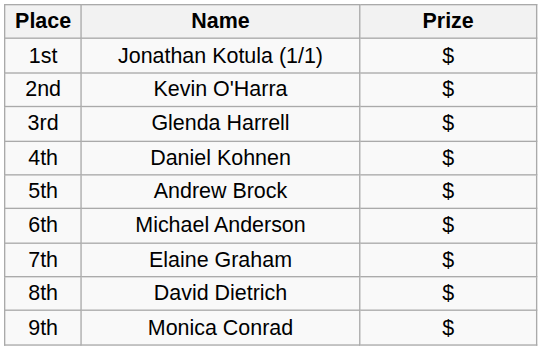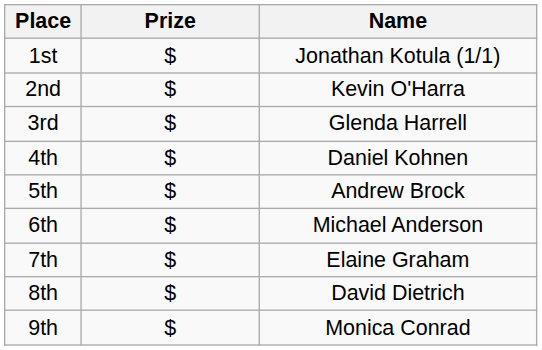columns swapped: (220, 21) <-> (448, 21)
